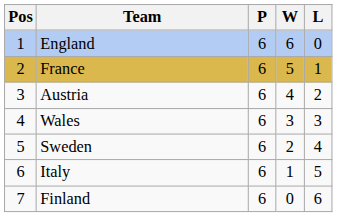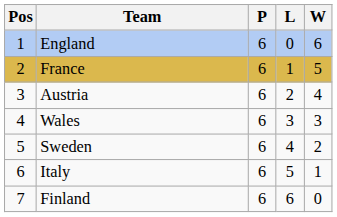columns swapped: (290, 17) <-> (318, 17)
